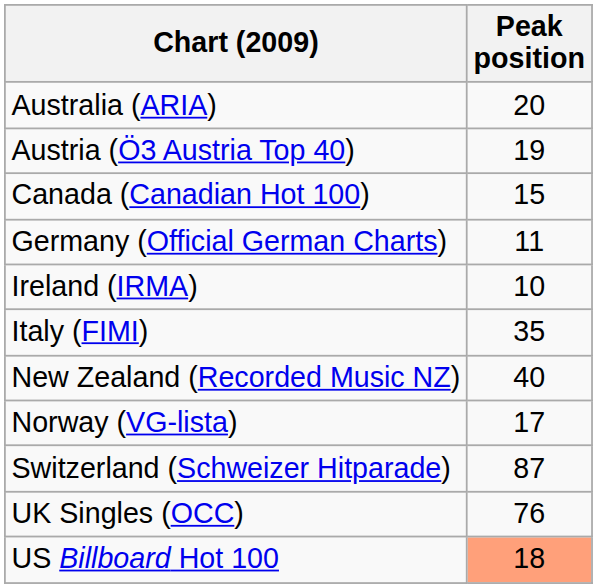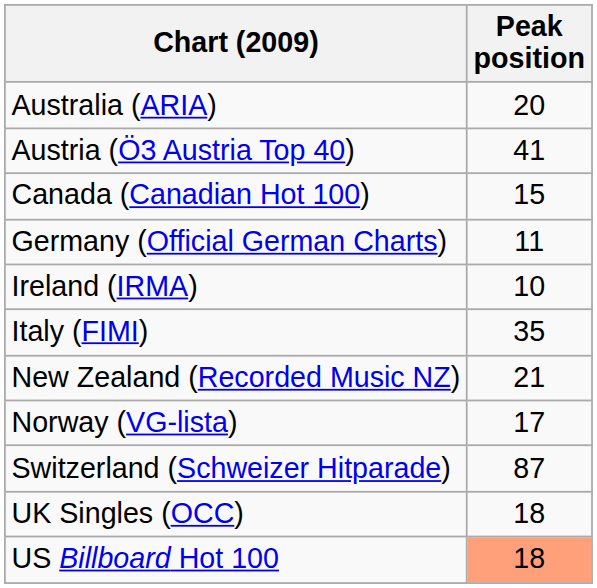(529, 150) 19 -> (529, 150) 41
(529, 377) 40 -> (529, 377) 21
(529, 513) 76 -> (529, 513) 18
